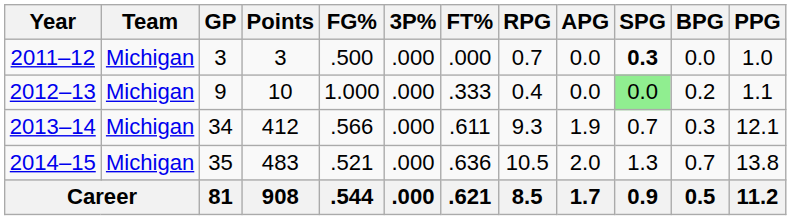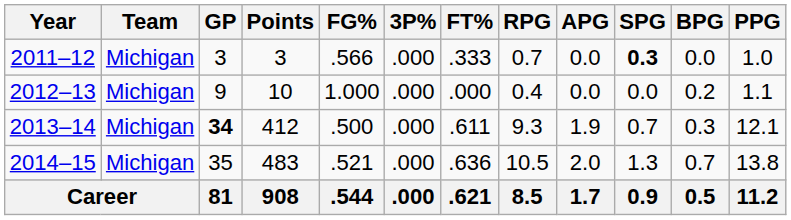(352, 57) .500 -> (352, 57) .566
(470, 57) .000 -> (470, 57) .333
(470, 92) .333 -> (470, 92) .000
(643, 92) lightgreen background -> (643, 92) no background
(220, 127) normal -> (220, 127) bold
(352, 127) .566 -> (352, 127) .500
